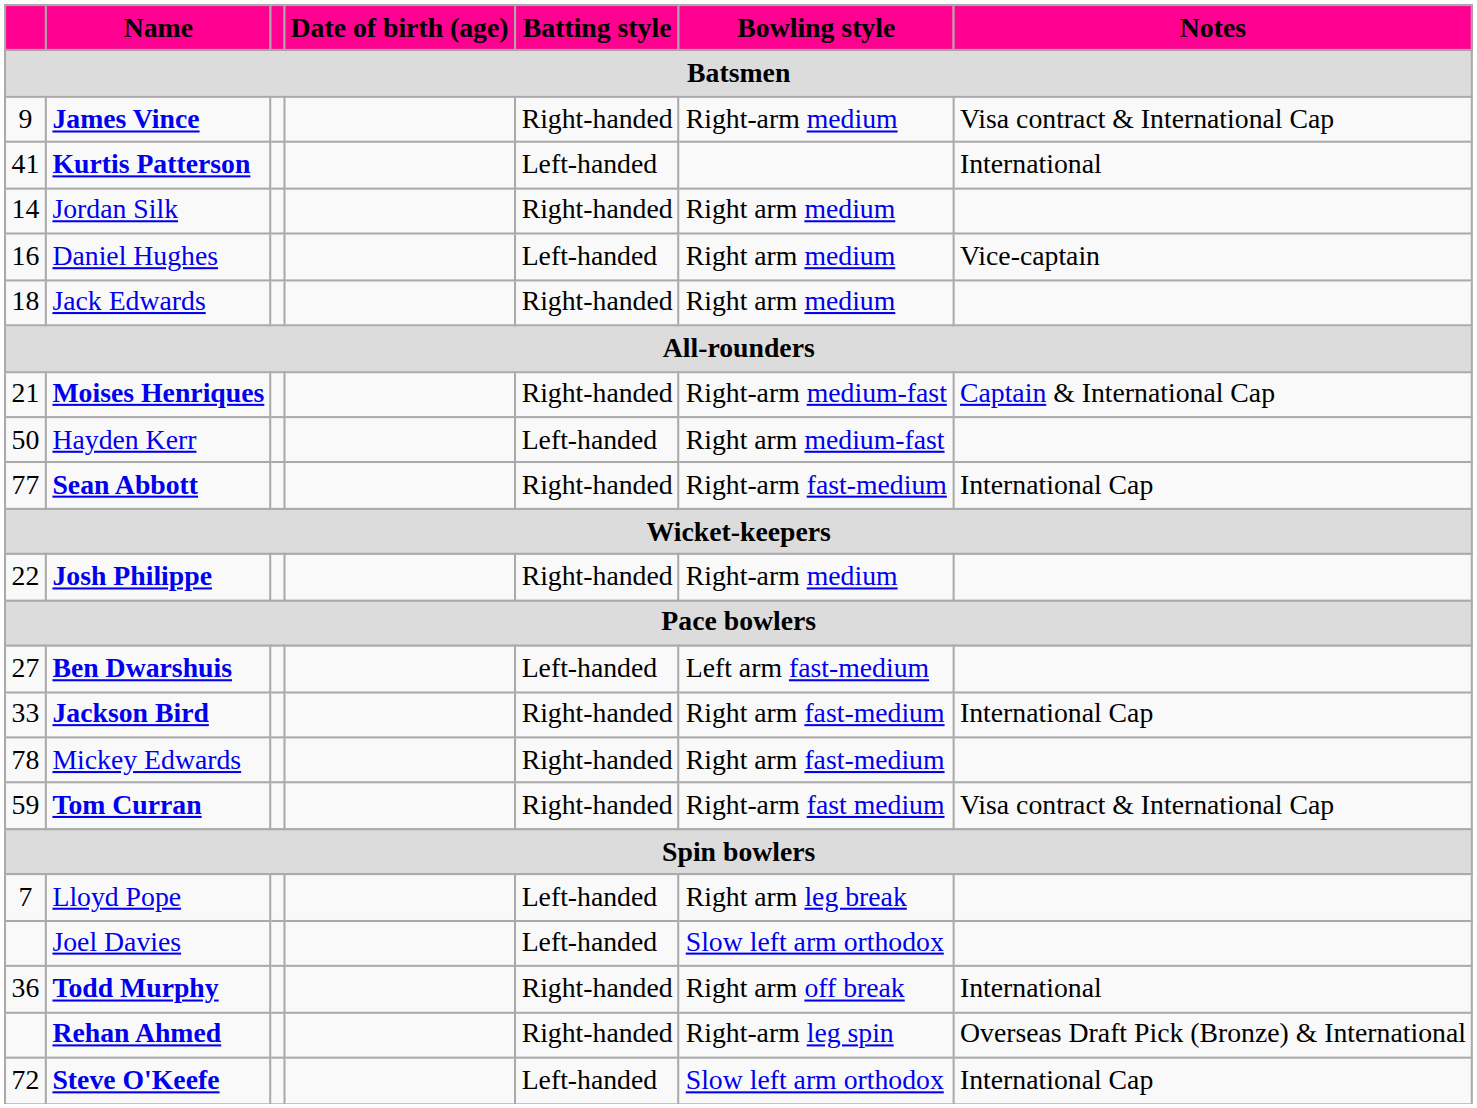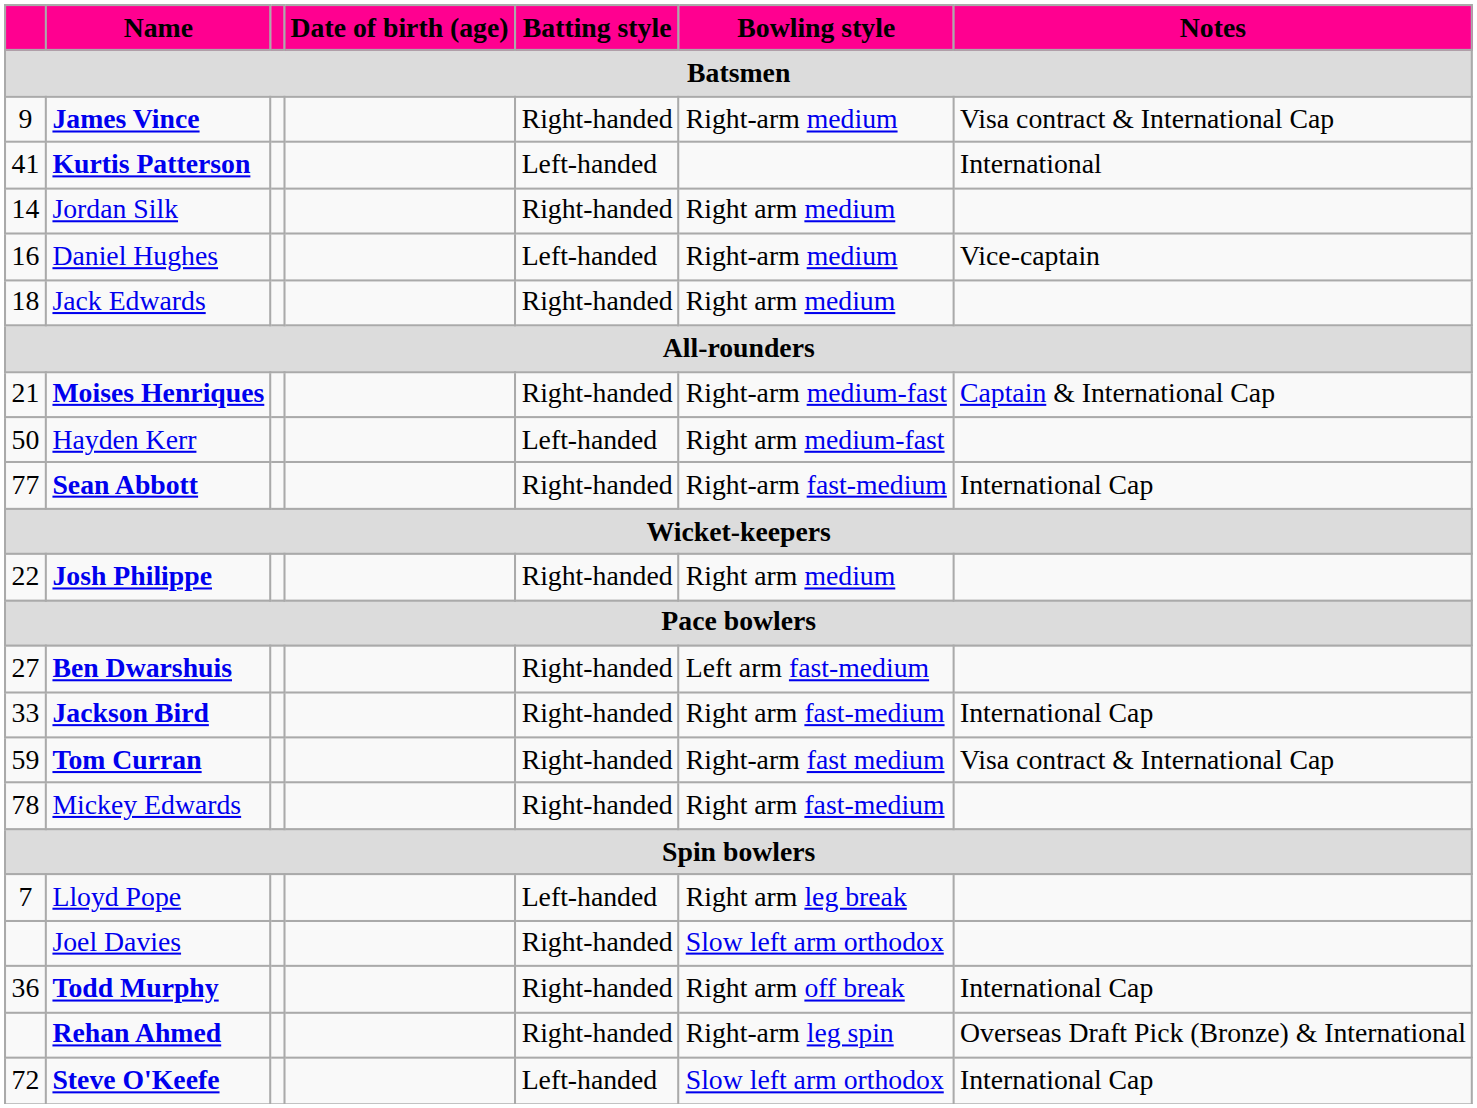(791, 255) Right arm medium -> (792, 255) Right-arm medium
(792, 576) Right-arm medium -> (791, 576) Right arm medium
(589, 667) Left-handed -> (597, 667) Right-handed
rows swapped: (127, 805) <-> (147, 759)
(589, 942) Left-handed -> (597, 942) Right-handed
(1031, 988) International -> (1057, 988) International Cap
